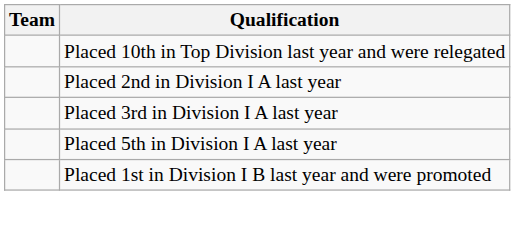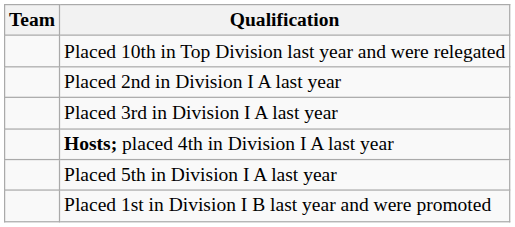+ row: (229, 143)
